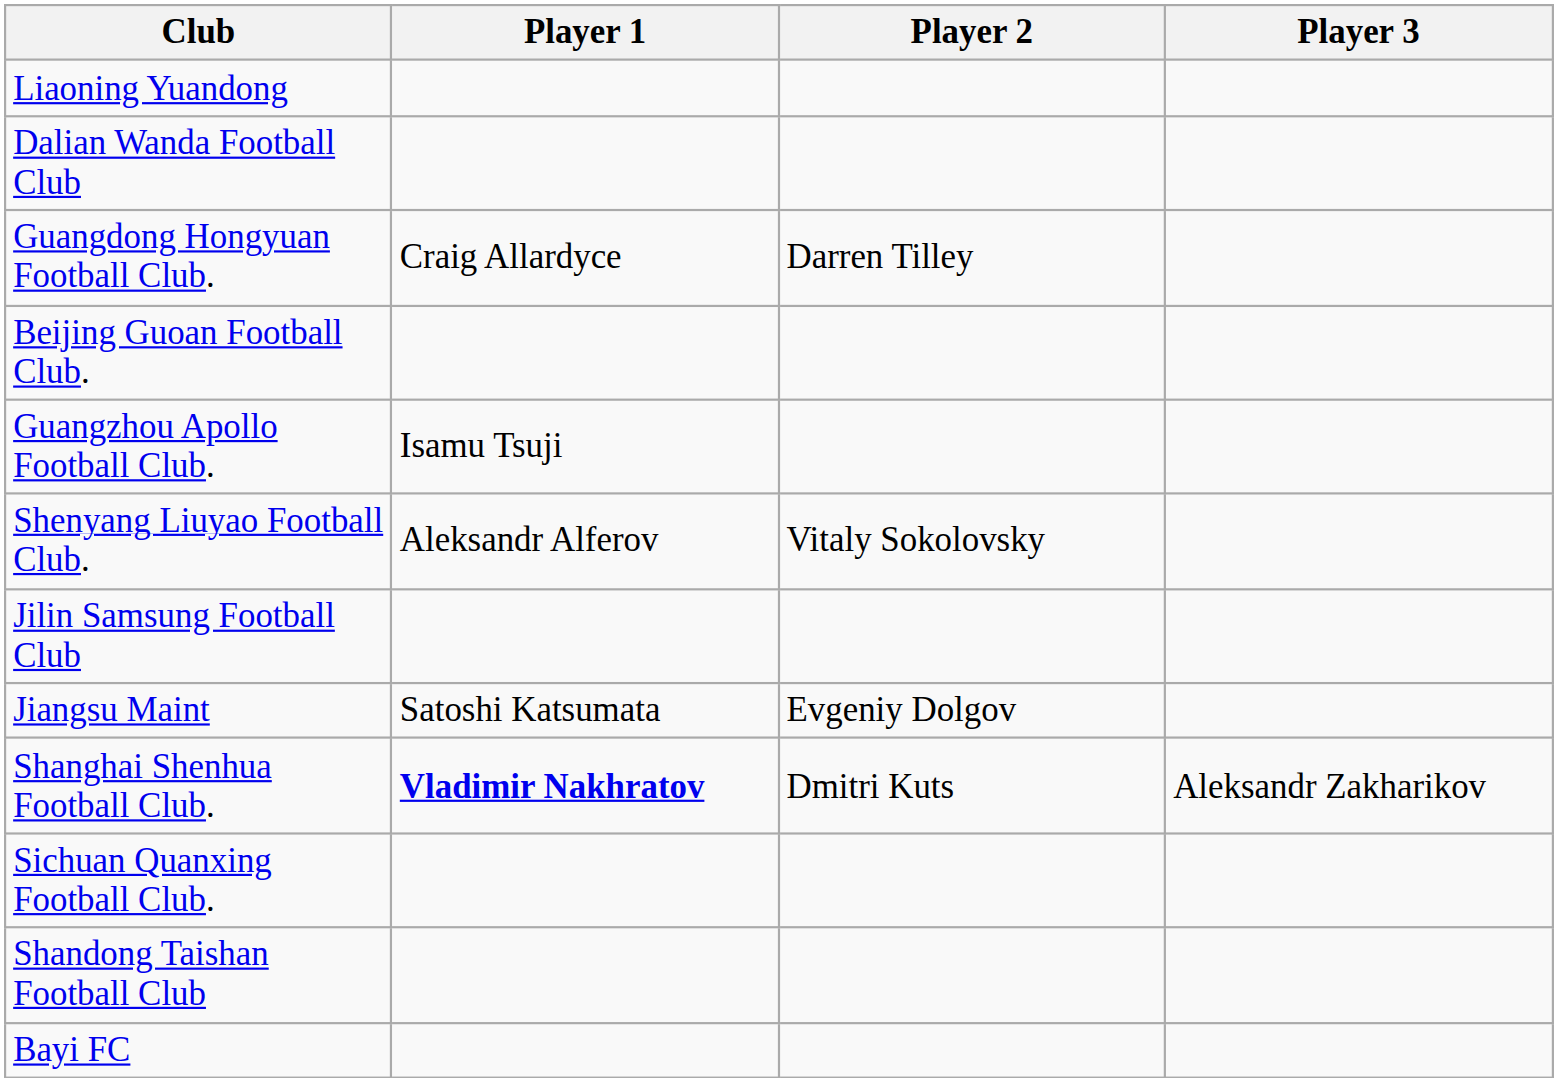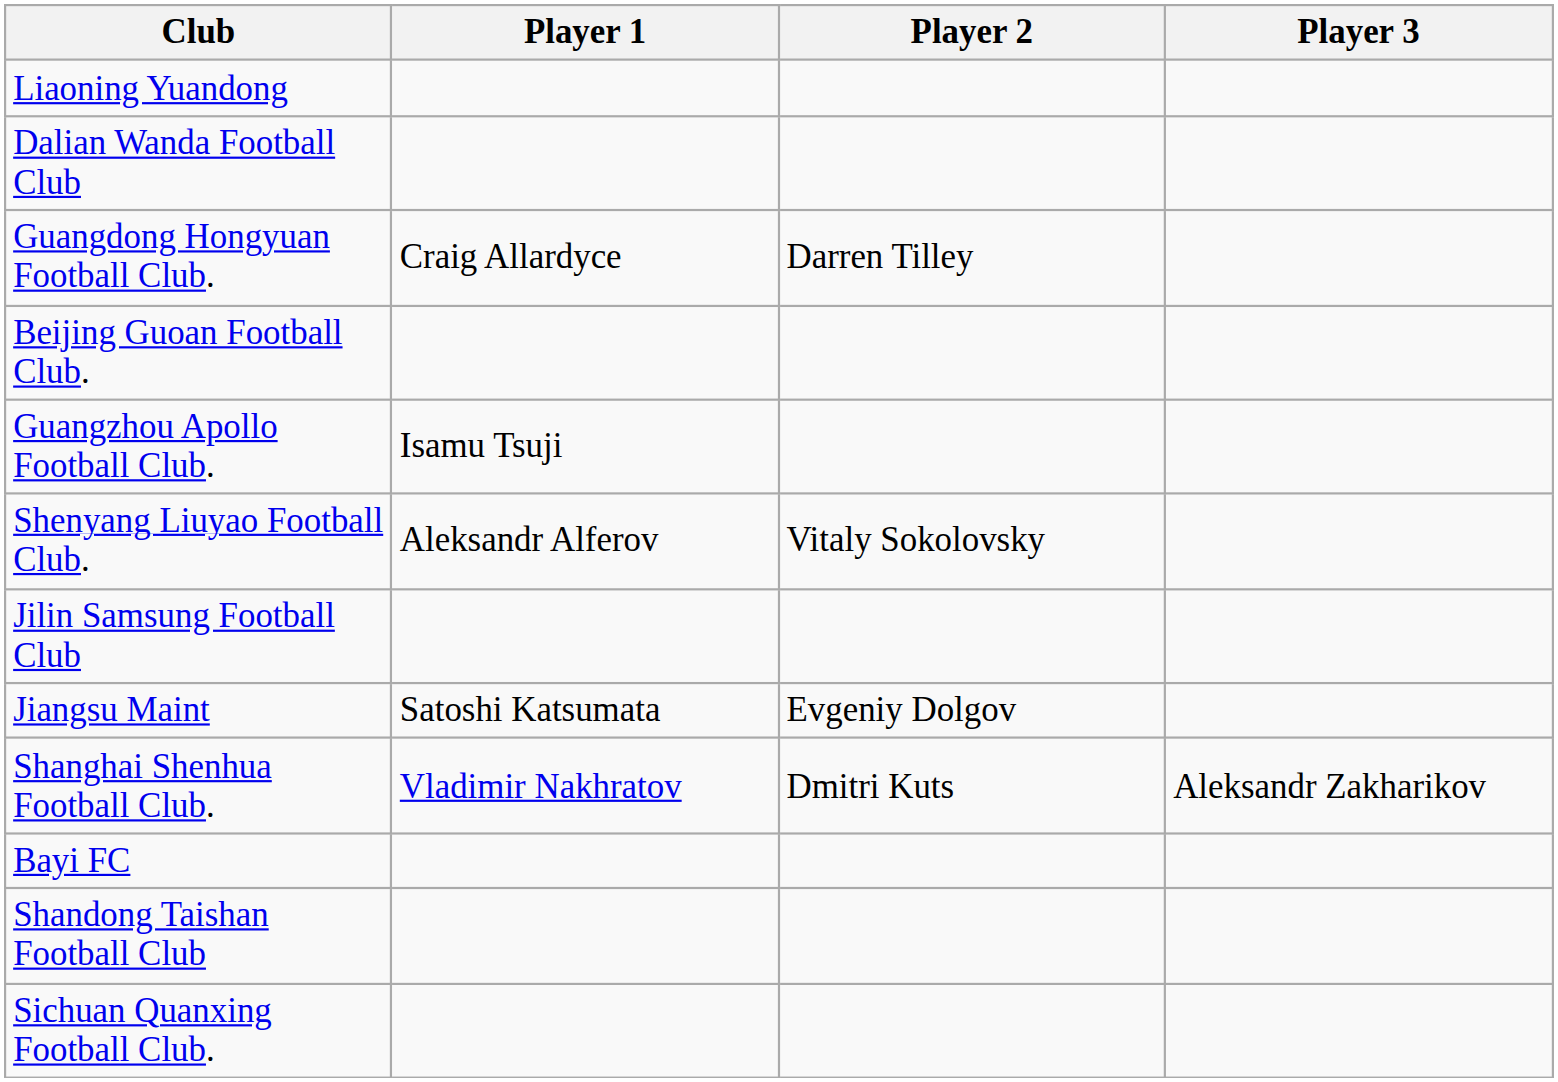(552, 785) bold -> (541, 785) normal
rows swapped: (142, 879) <-> (72, 1049)
